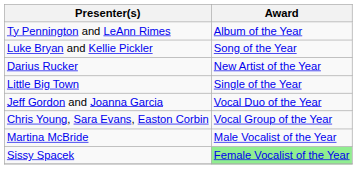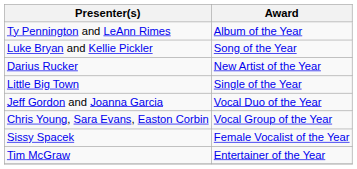- row: (48, 137)
(282, 155) lightgreen background -> (282, 137) no background
+ row: (38, 155)
